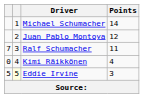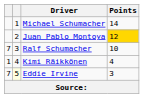(114, 36) no background -> (114, 36) gold background
(114, 49) 11 -> (114, 49) 10
(9, 62) 0 -> (9, 62) 1
(9, 74) 5 -> (9, 74) 7
